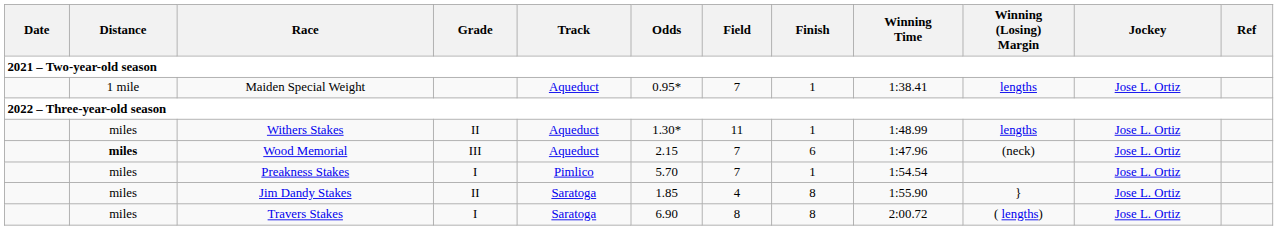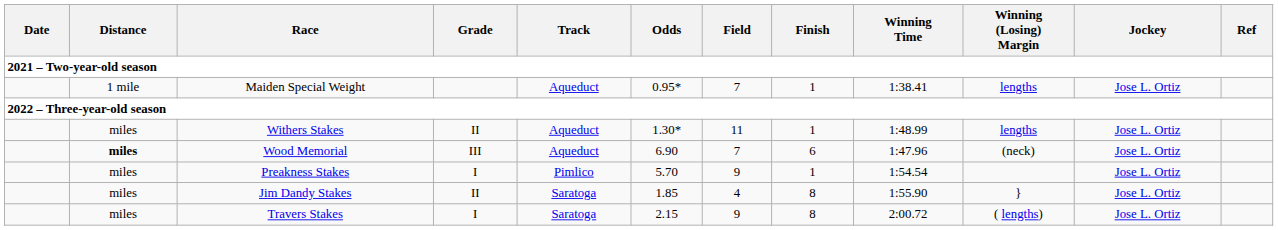(667, 151) 2.15 -> (667, 151) 6.90
(737, 172) 7 -> (737, 172) 9
(667, 214) 6.90 -> (667, 214) 2.15
(737, 214) 8 -> (737, 214) 9
